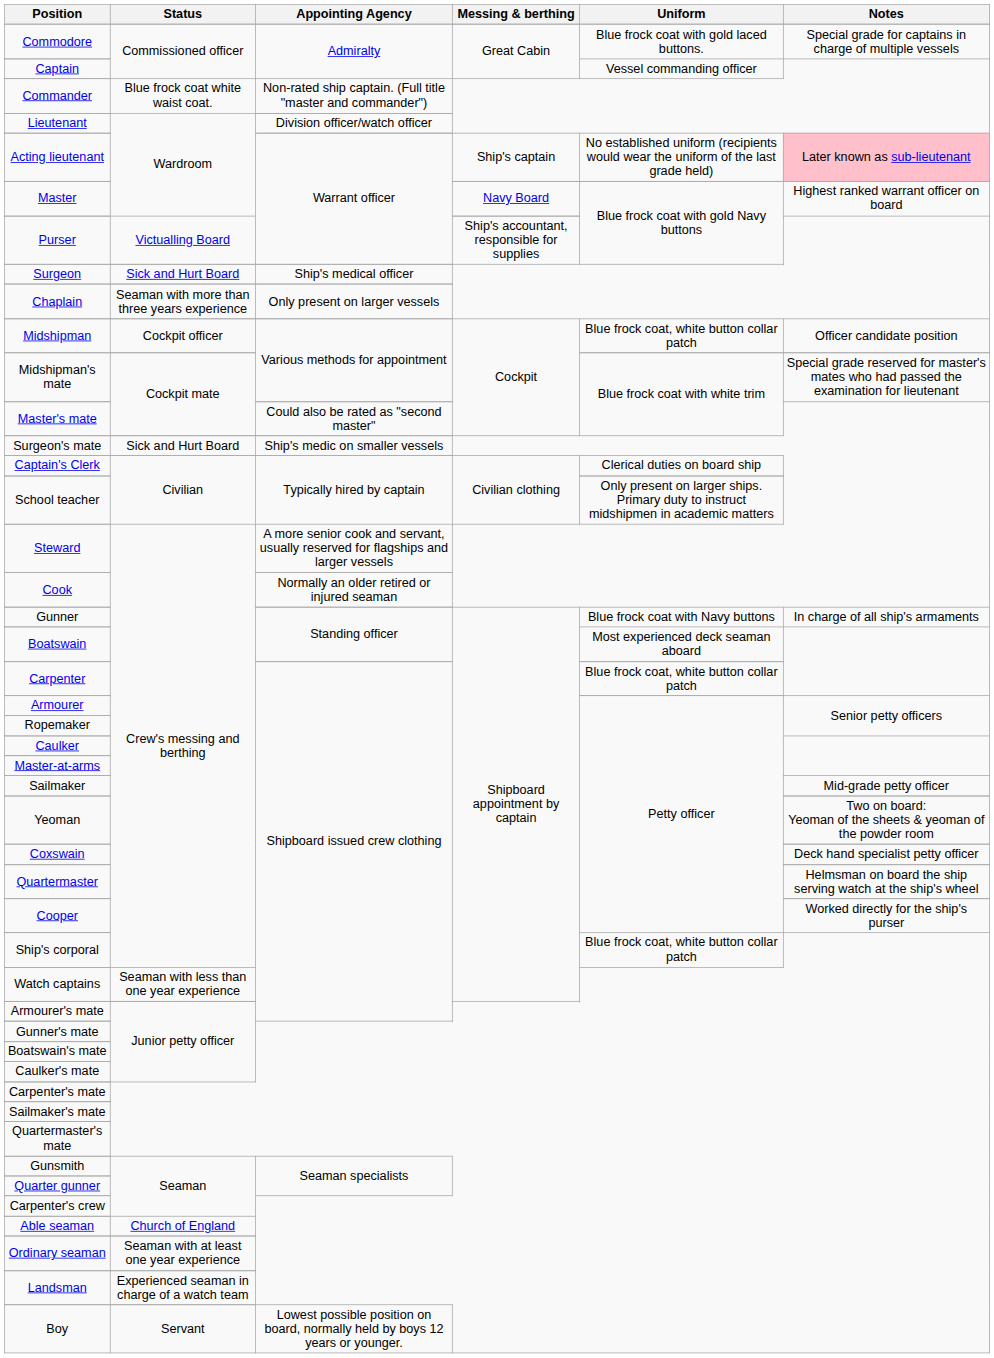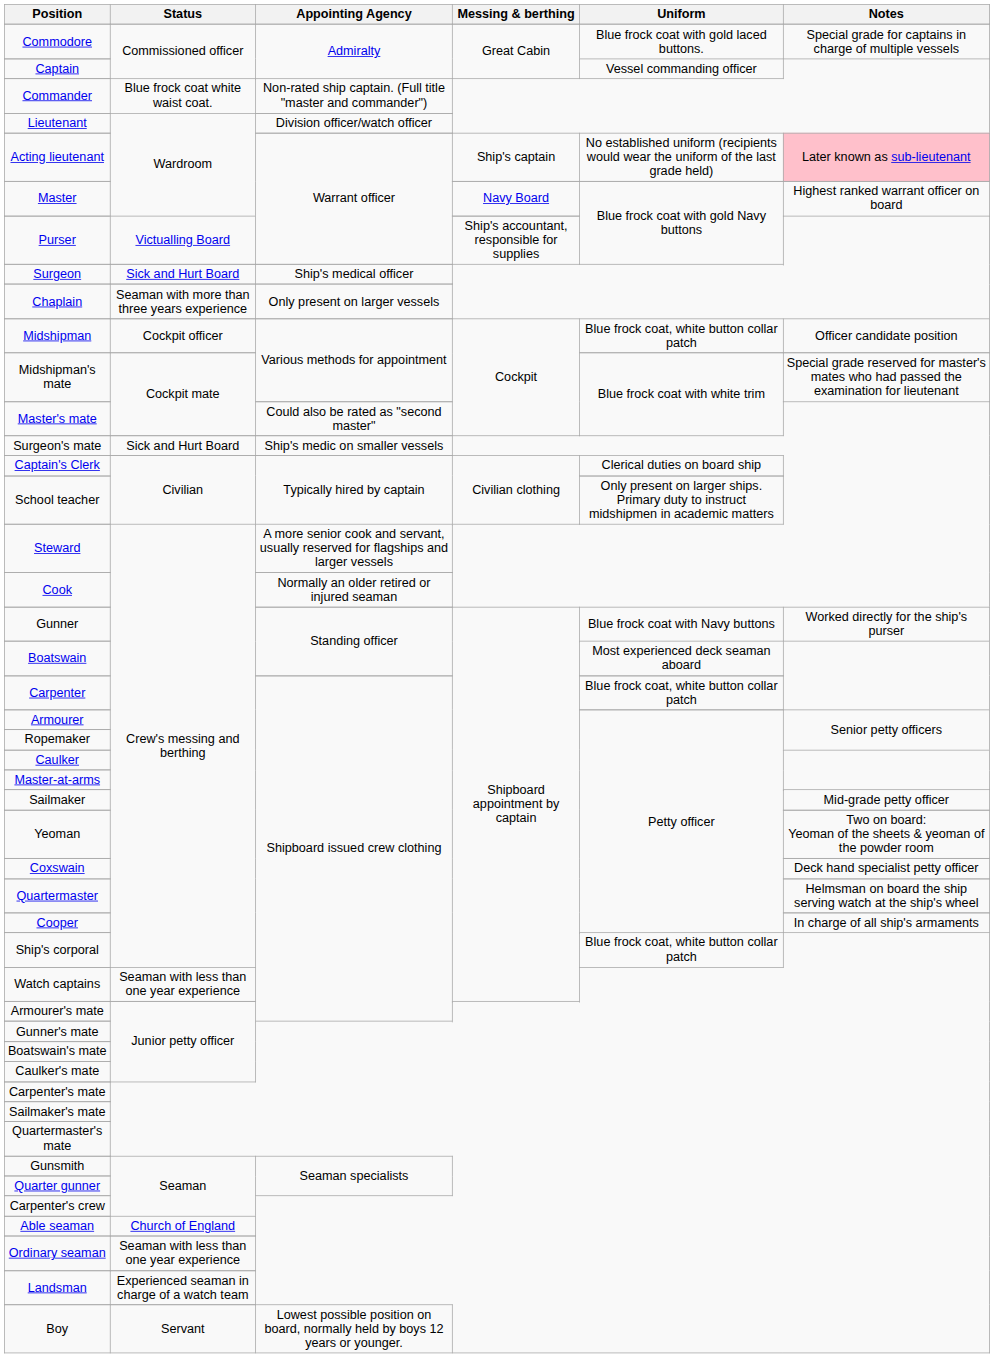(886, 617) In charge of all ship's armaments -> (886, 624) Worked directly for the ship's purser
(886, 915) Worked directly for the ship's purser -> (886, 922) In charge of all ship's armaments
(183, 1253) Seaman with at least one year experience -> (183, 1253) Seaman with less than one year experience
